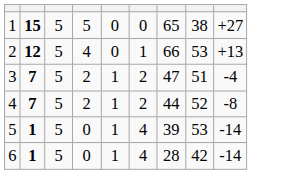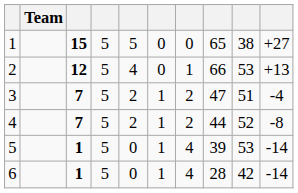+ column: (44, 17)
